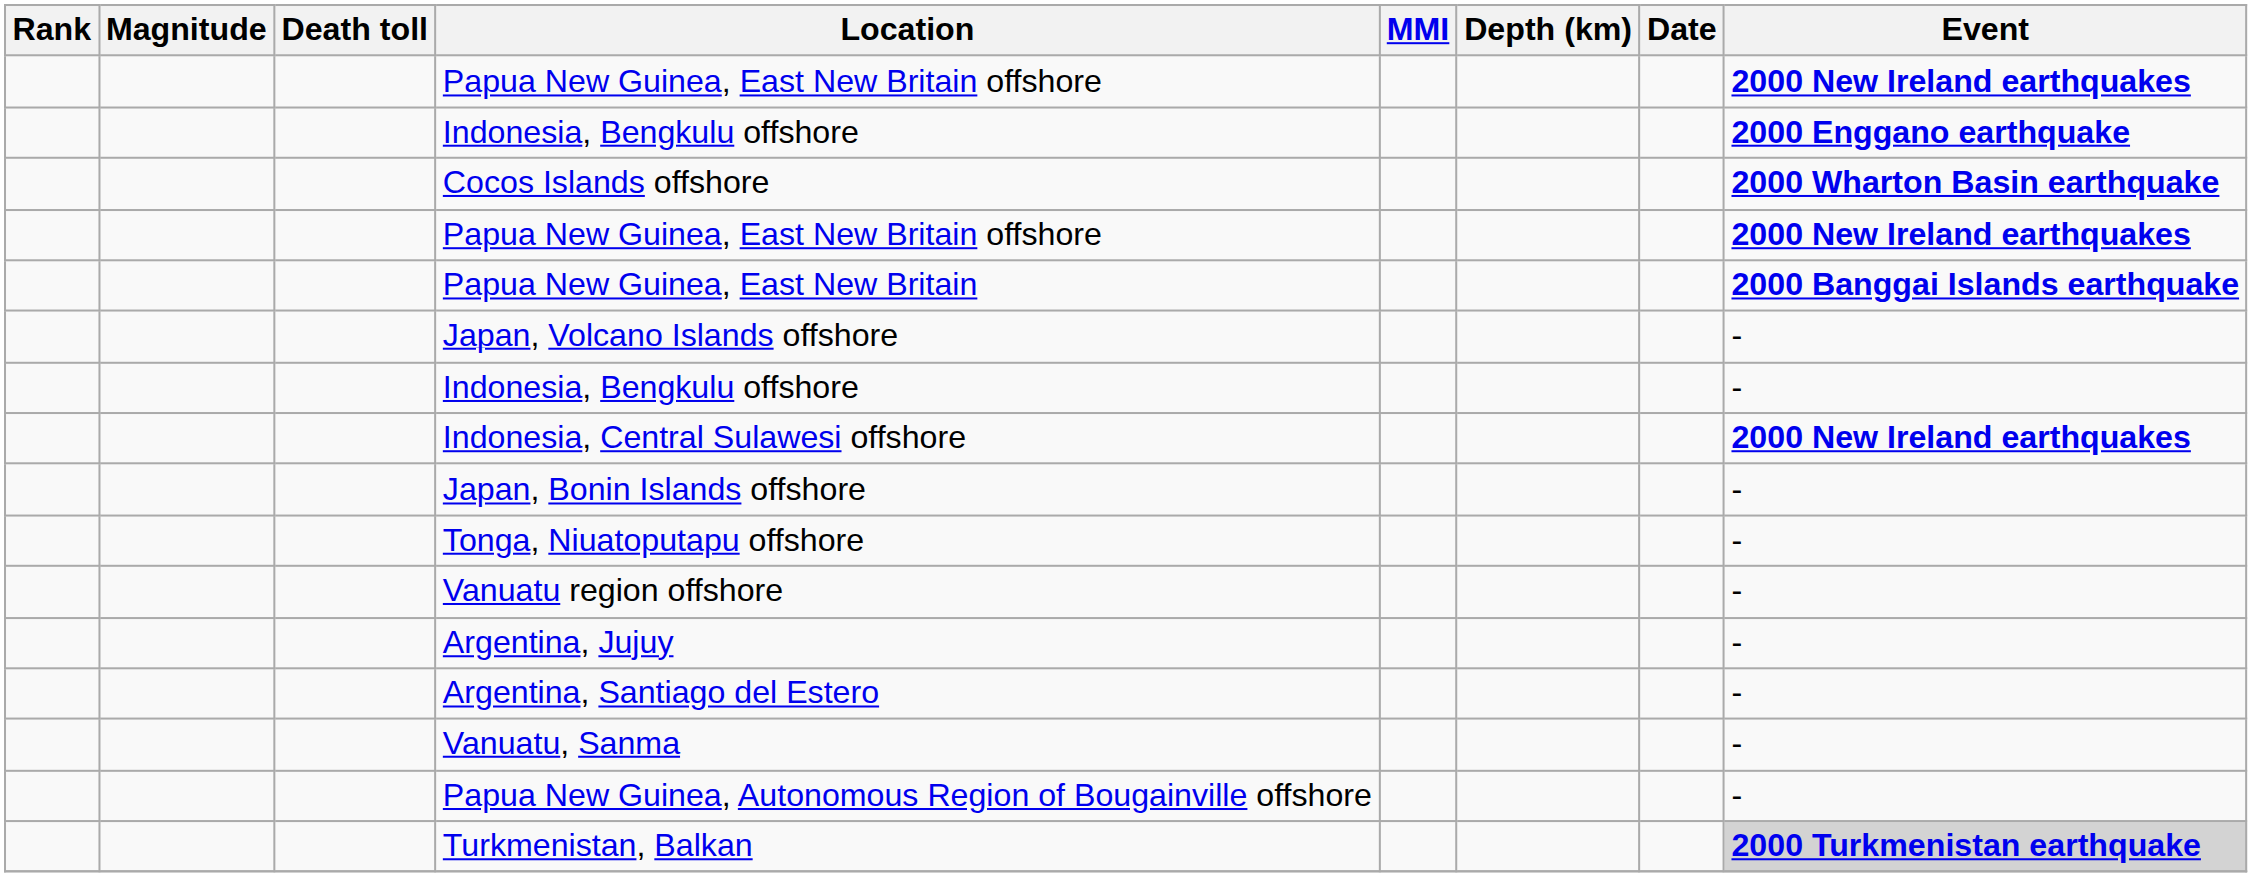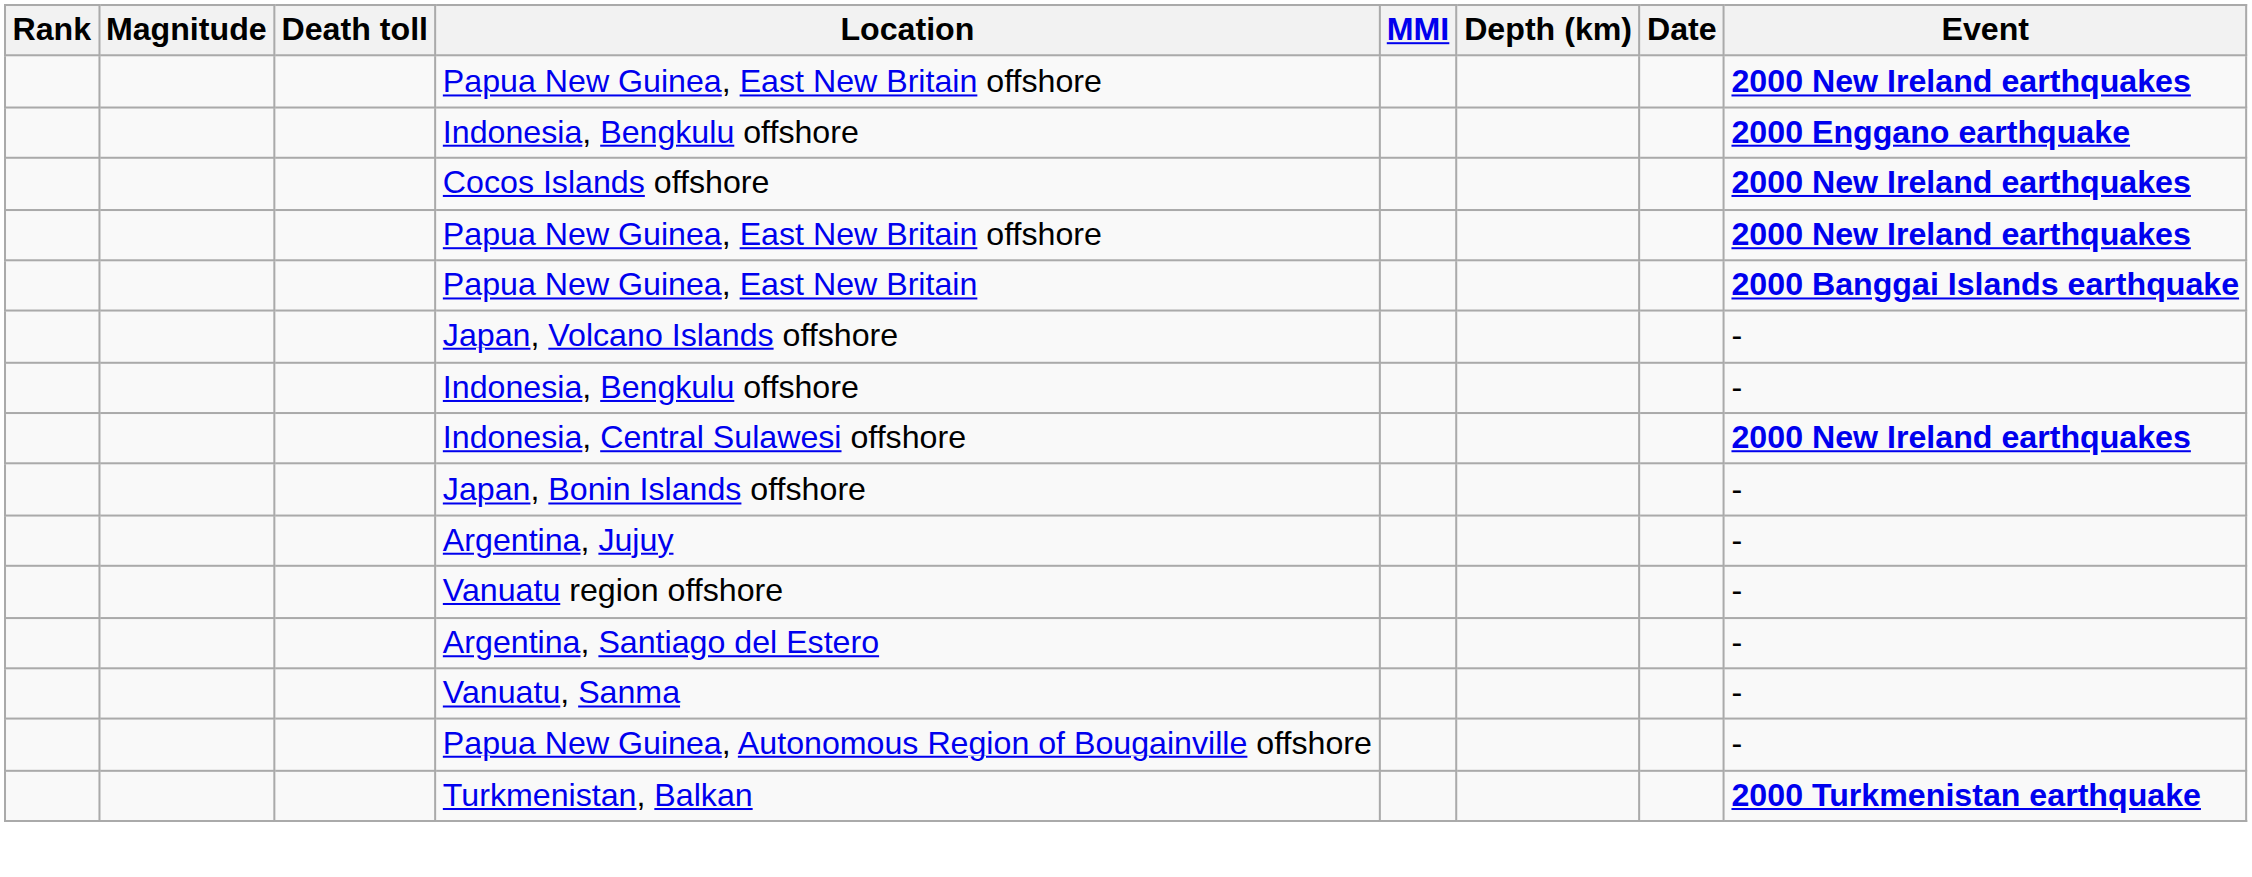(1975, 183) 2000 Wharton Basin earthquake -> (1961, 183) 2000 New Ireland earthquakes
- row: (52, 541)
rows swapped: (52, 643) <-> (52, 592)
(1966, 846) lightgrey background -> (1966, 795) no background
